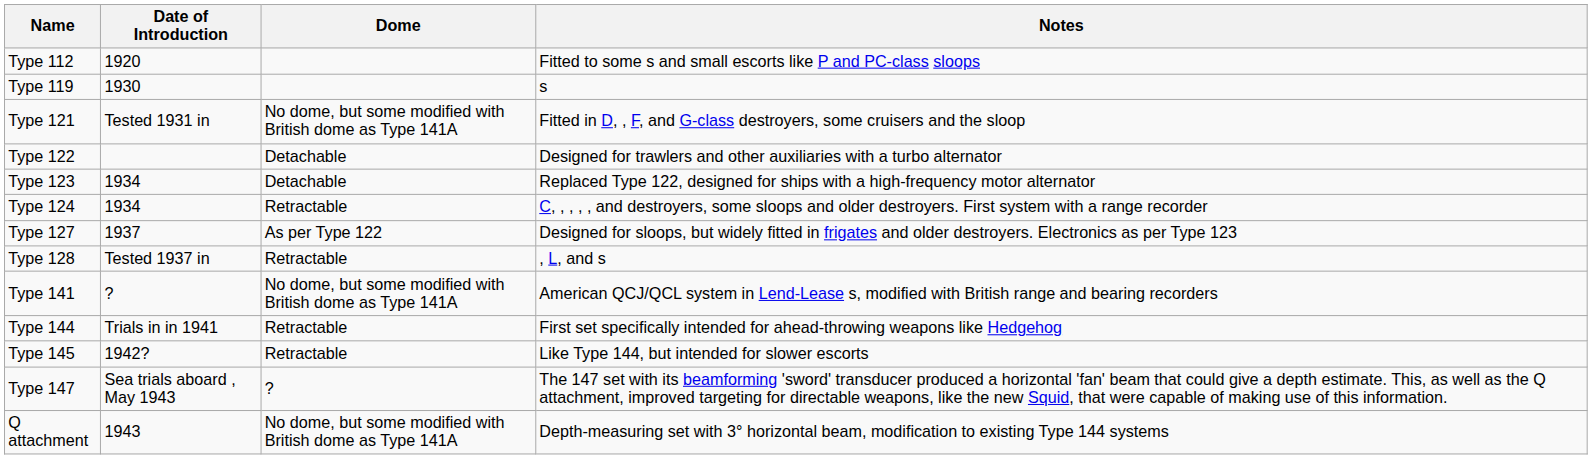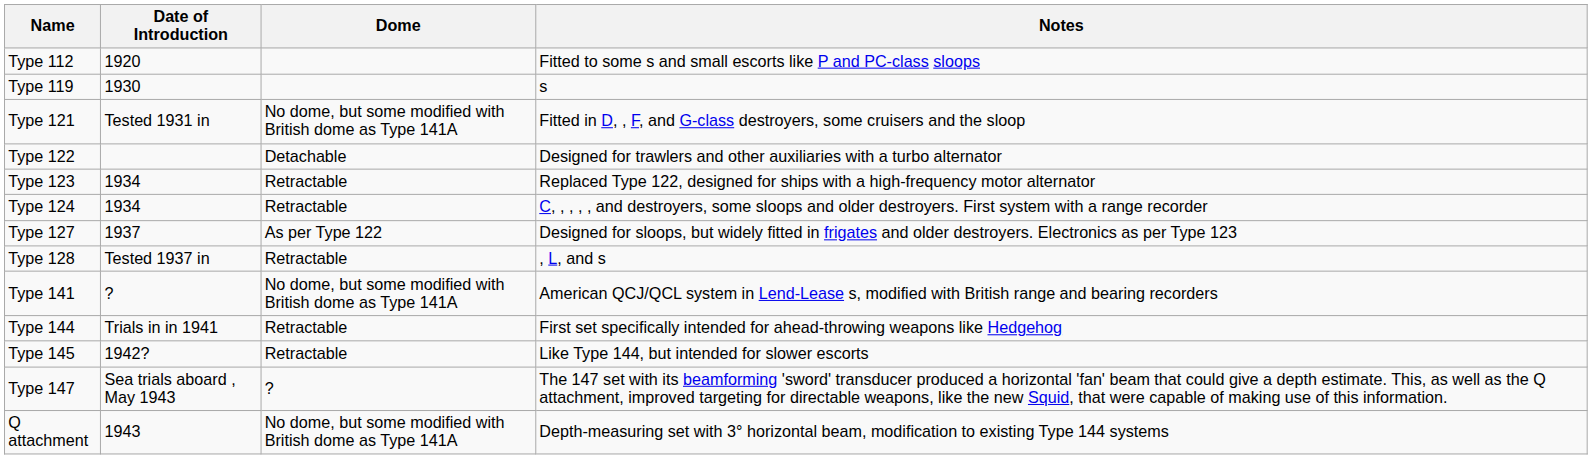(306, 181) Detachable -> (306, 181) Retractable
